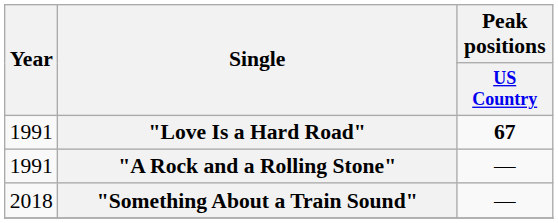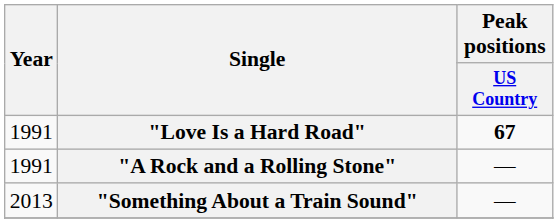(31, 200) 2018 -> (31, 200) 2013
